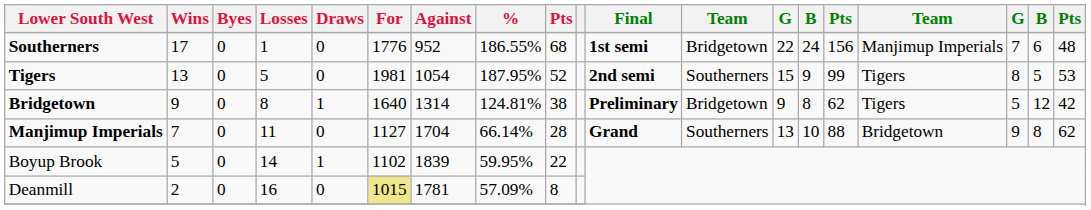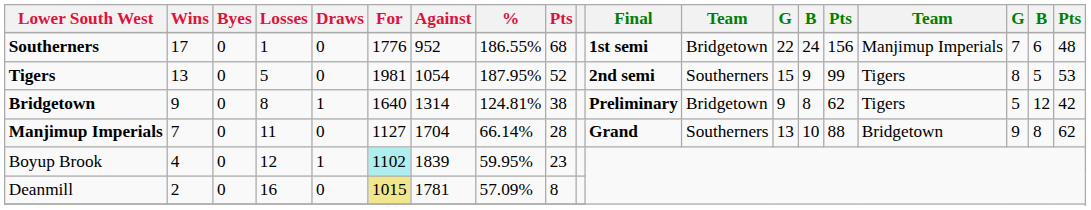(175, 160) 5 -> (175, 160) 4
(268, 160) 14 -> (268, 160) 12
(389, 160) no background -> (389, 160) paleturquoise background
(558, 160) 22 -> (558, 160) 23
